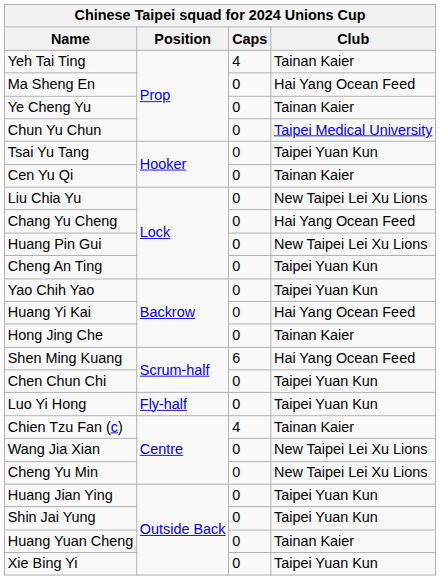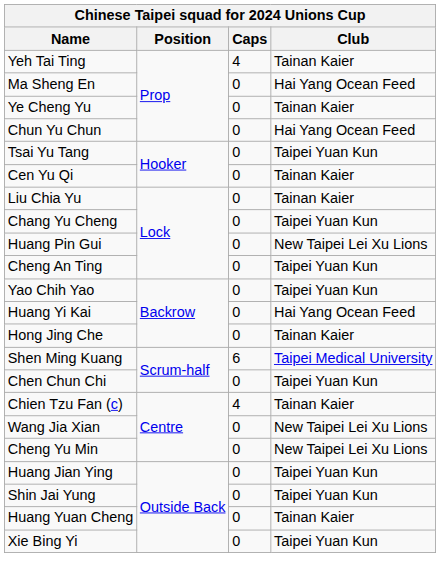(353, 130) Taipei Medical University -> (345, 130) Hai Yang Ocean Feed
(351, 198) New Taipei Lei Xu Lions -> (314, 198) Tainan Kaier
(345, 221) Hai Yang Ocean Feed -> (326, 221) Taipei Yuan Kun
(345, 358) Hai Yang Ocean Feed -> (353, 358) Taipei Medical University
- row: (47, 404)
